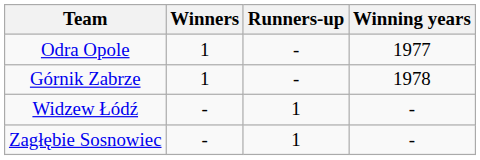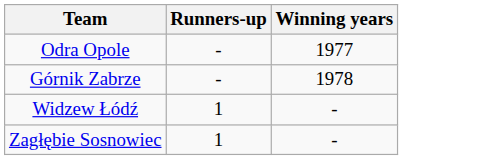- column: (205, 19)
